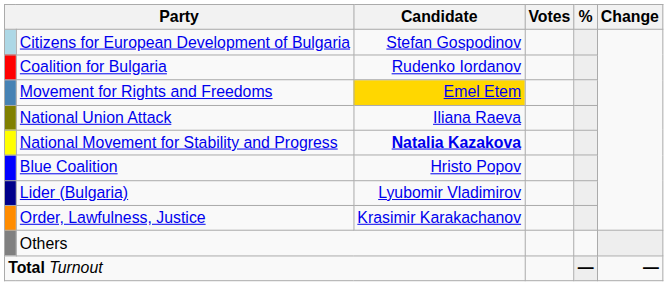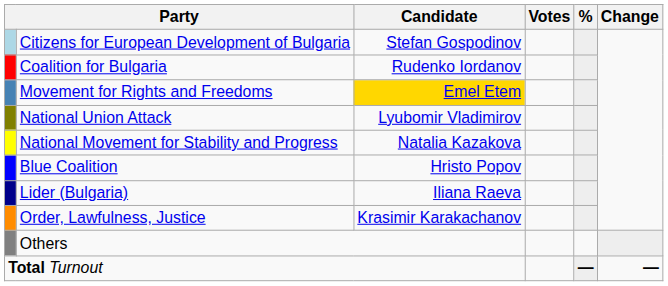(477, 117) Iliana Raeva -> (450, 117) Lyubomir Vladimirov
(456, 142) bold -> (459, 142) normal
(450, 192) Lyubomir Vladimirov -> (477, 192) Iliana Raeva
